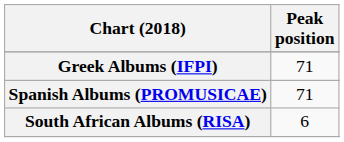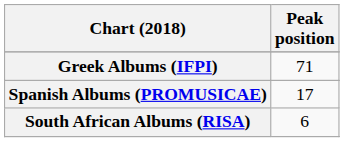(305, 94) 71 -> (305, 94) 17
